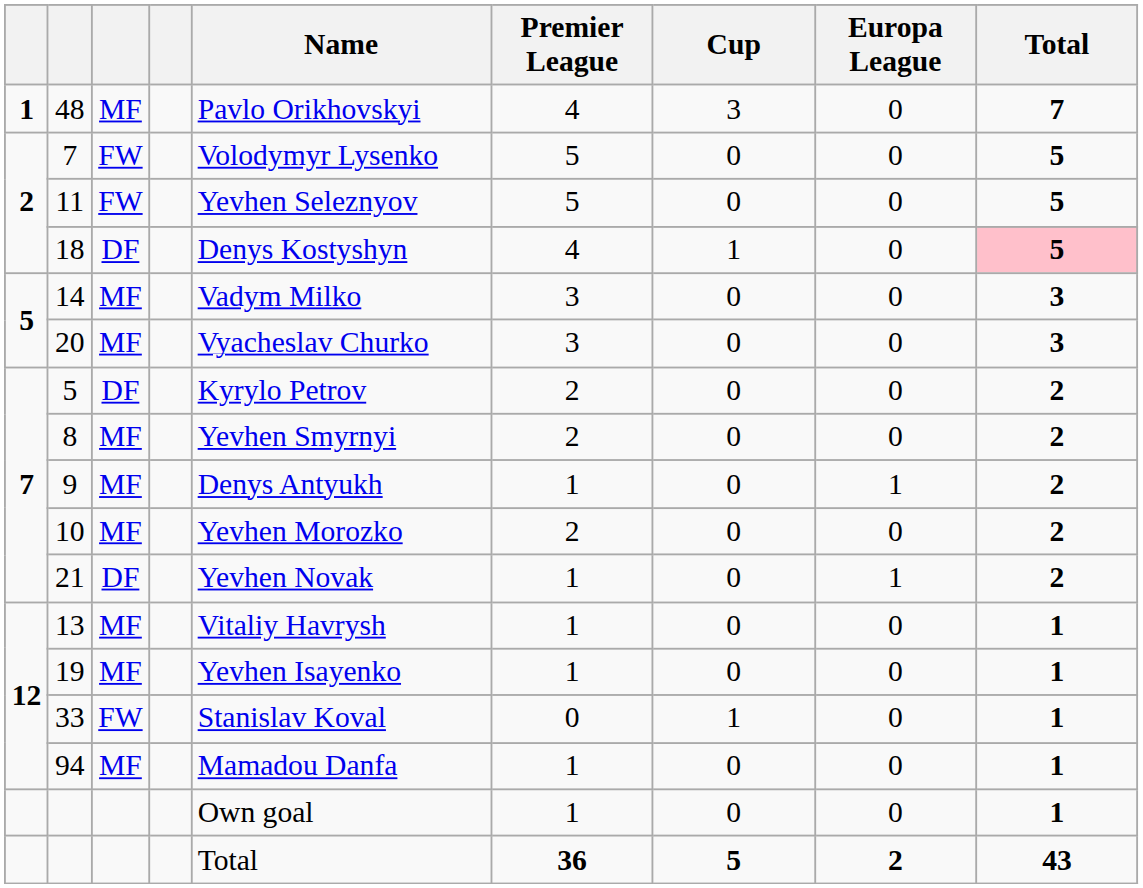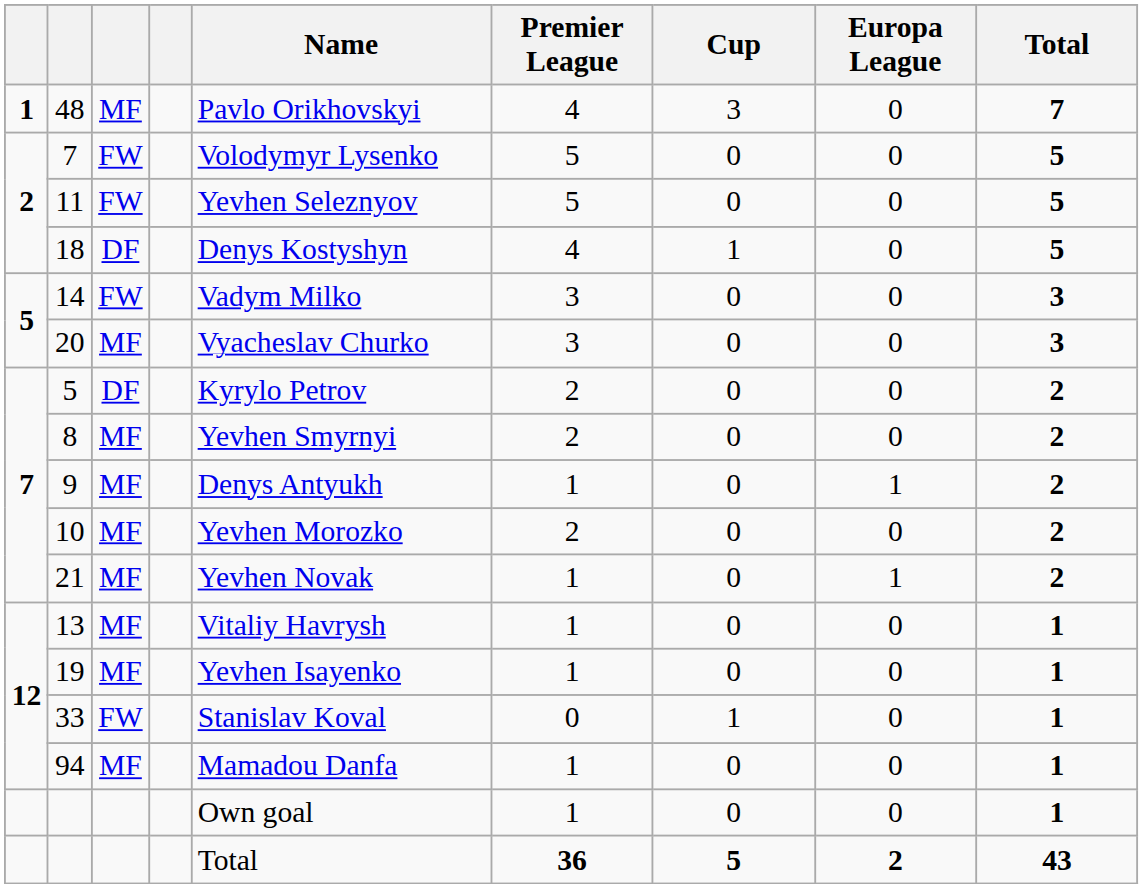(1057, 249) pink background -> (1057, 249) no background
(120, 295) MF -> (120, 295) FW
(120, 577) DF -> (120, 577) MF
